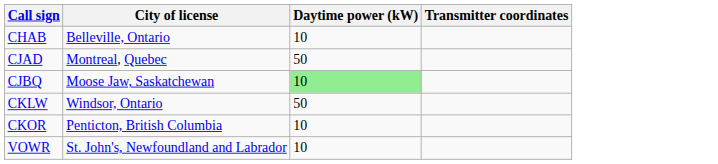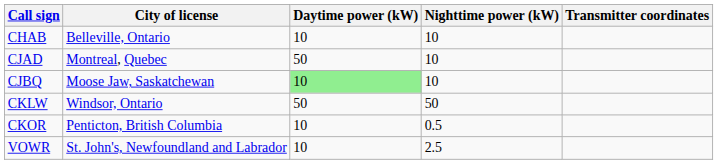+ column: (492, 15)
